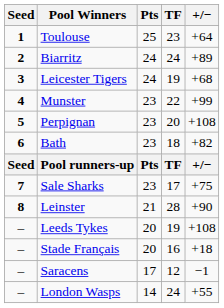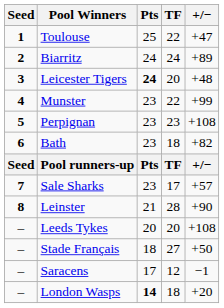(173, 36) 23 -> (173, 36) 22
(202, 36) +64 -> (202, 36) +47
(149, 79) normal -> (149, 79) bold
(173, 79) 19 -> (173, 79) 20
(202, 79) +68 -> (202, 79) +48
(173, 121) 20 -> (173, 121) 23
(202, 185) +75 -> (202, 185) +57
(173, 228) 19 -> (173, 228) 20
(149, 249) 20 -> (149, 249) 18
(173, 249) 16 -> (173, 249) 27
(202, 249) +18 -> (202, 249) +50
(149, 292) normal -> (149, 292) bold
(173, 292) 24 -> (173, 292) 18
(202, 292) +55 -> (202, 292) +20
